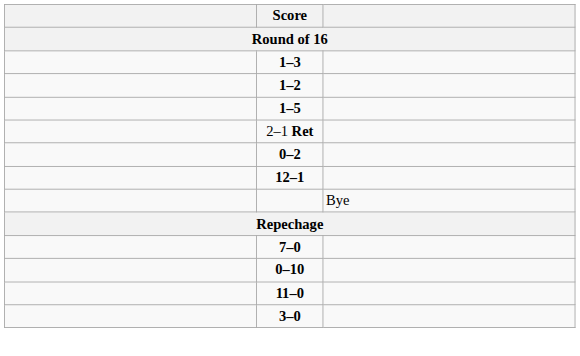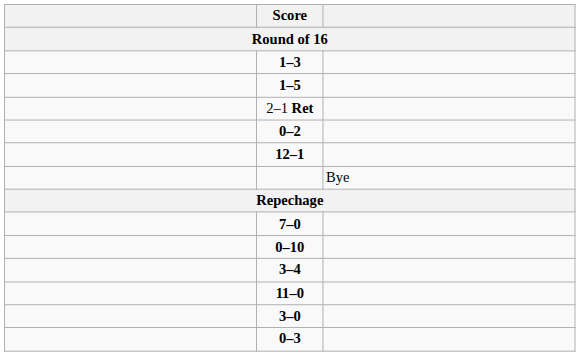- row: (290, 85)
+ row: (290, 270)
+ row: (290, 339)
